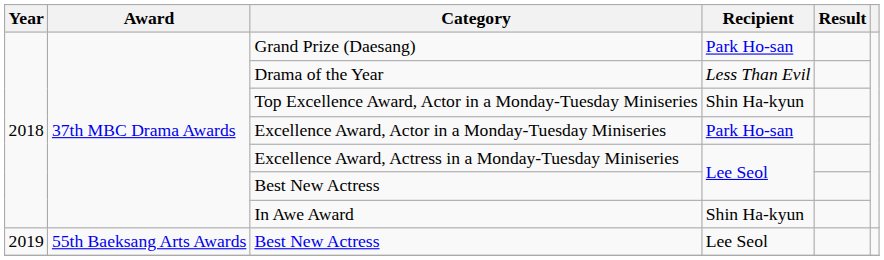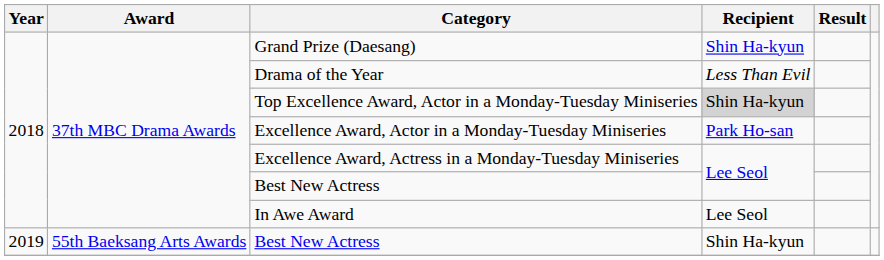(750, 46) Park Ho-san -> (755, 46) Shin Ha-kyun
(755, 102) no background -> (755, 102) lightgrey background
(755, 213) Shin Ha-kyun -> (737, 213) Lee Seol
(737, 241) Lee Seol -> (755, 241) Shin Ha-kyun
